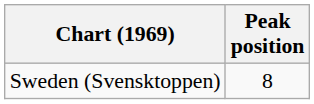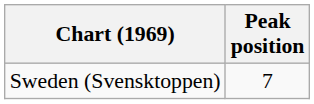(268, 80) 8 -> (268, 80) 7
